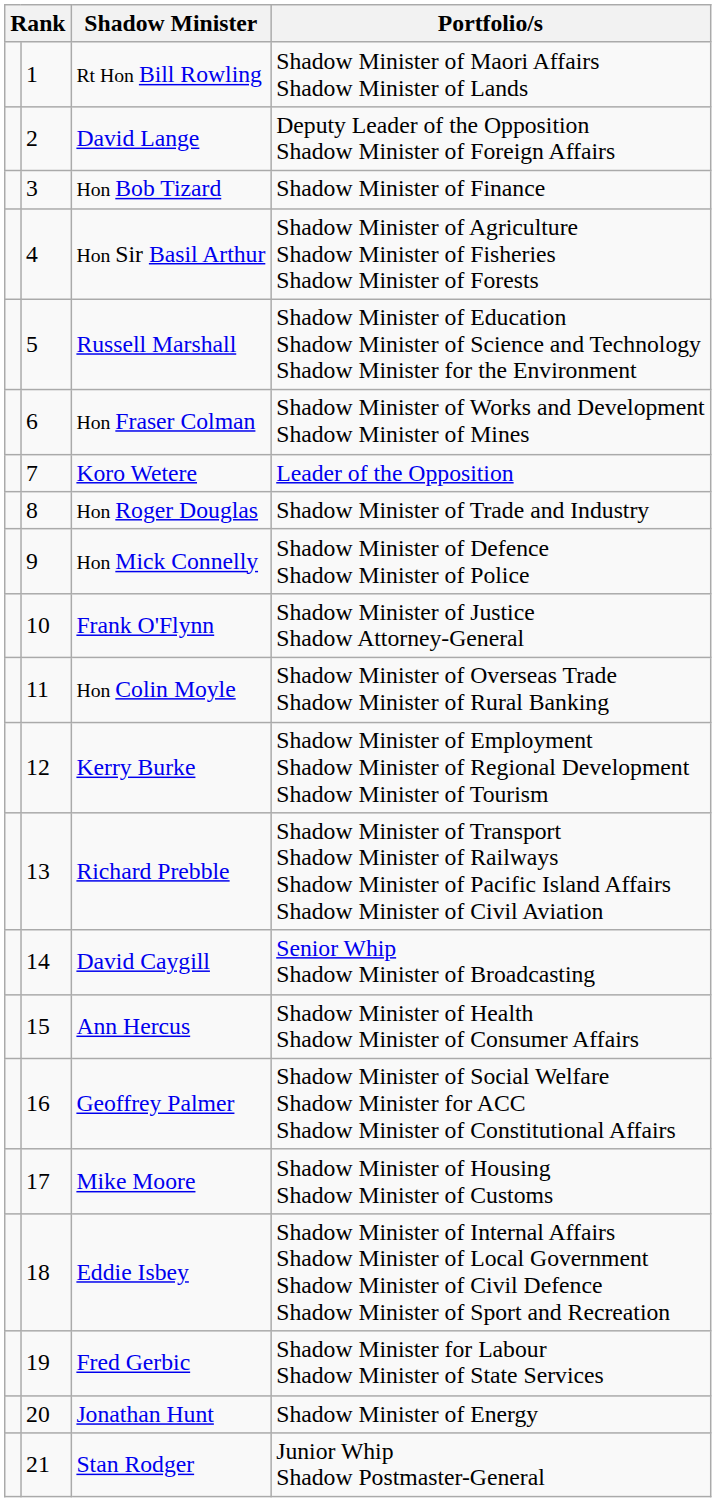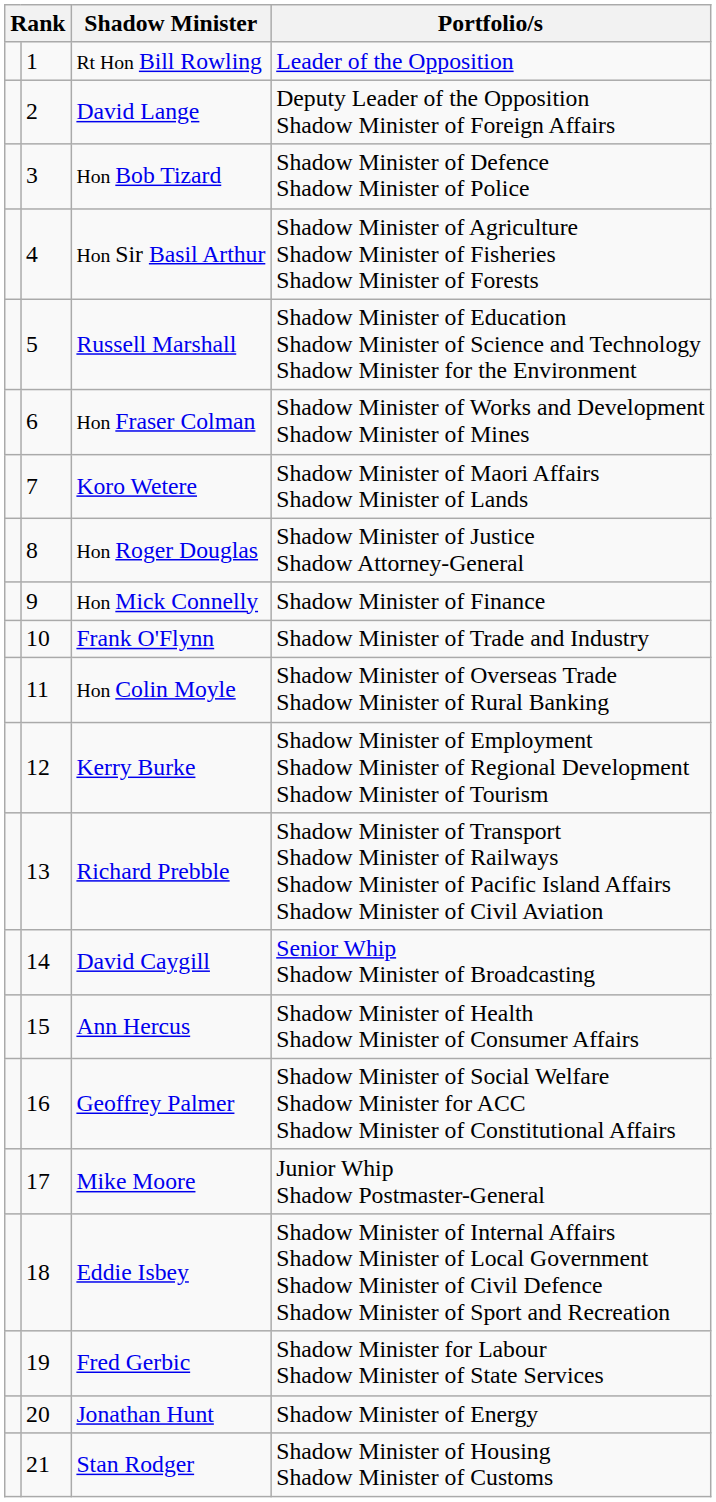(438, 74) Shadow Minister of Maori Affairs Shadow Minister of Lands -> (395, 60) Leader of the Opposition
(411, 189) Shadow Minister of Finance -> (413, 175) Shadow Minister of Defence Shadow Minister of Police
(395, 472) Leader of the Opposition -> (438, 485) Shadow Minister of Maori Affairs Shadow Minister of Lands
(463, 510) Shadow Minister of Trade and Industry -> (405, 550) Shadow Minister of Justice Shadow Attorney-General
(413, 561) Shadow Minister of Defence Shadow Minister of Police -> (411, 601) Shadow Minister of Finance
(405, 625) Shadow Minister of Justice Shadow Attorney-General -> (463, 638) Shadow Minister of Trade and Industry
(415, 1181) Shadow Minister of Housing Shadow Minister of Customs -> (410, 1181) Junior Whip Shadow Postmaster-General
(410, 1464) Junior Whip Shadow Postmaster-General -> (415, 1464) Shadow Minister of Housing Shadow Minister of Customs
